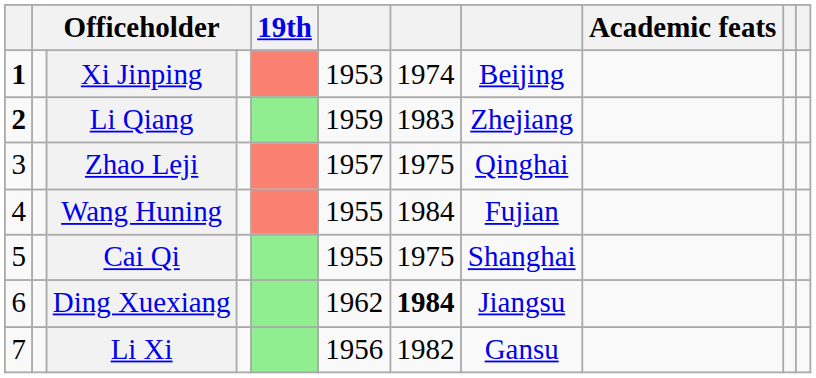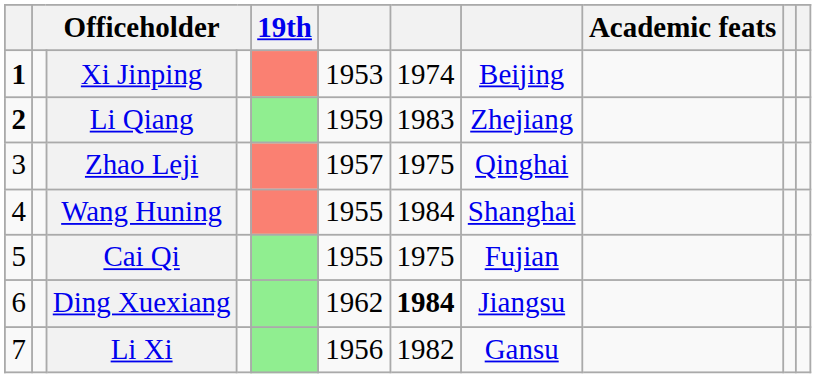(522, 211) Fujian -> (522, 211) Shanghai
(522, 257) Shanghai -> (522, 257) Fujian
